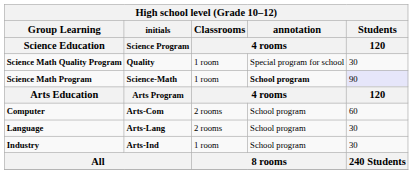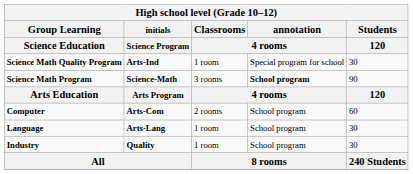(141, 62) Quality -> (143, 62) Arts-Ind
(206, 79) 1 room -> (208, 79) 3 rooms
(353, 79) lavender background -> (353, 79) no background
(208, 128) 2 rooms -> (206, 128) 1 room
(143, 144) Arts-Ind -> (141, 144) Quality
